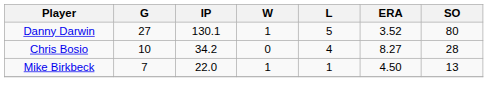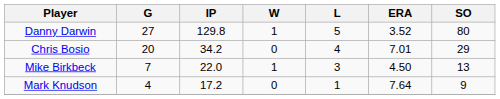(206, 31) 130.1 -> (211, 31) 129.8
(145, 49) 10 -> (148, 49) 20
(391, 49) 8.27 -> (400, 49) 7.01
(452, 49) 28 -> (463, 49) 29
(329, 67) 1 -> (337, 67) 3
+ row: (60, 85)
